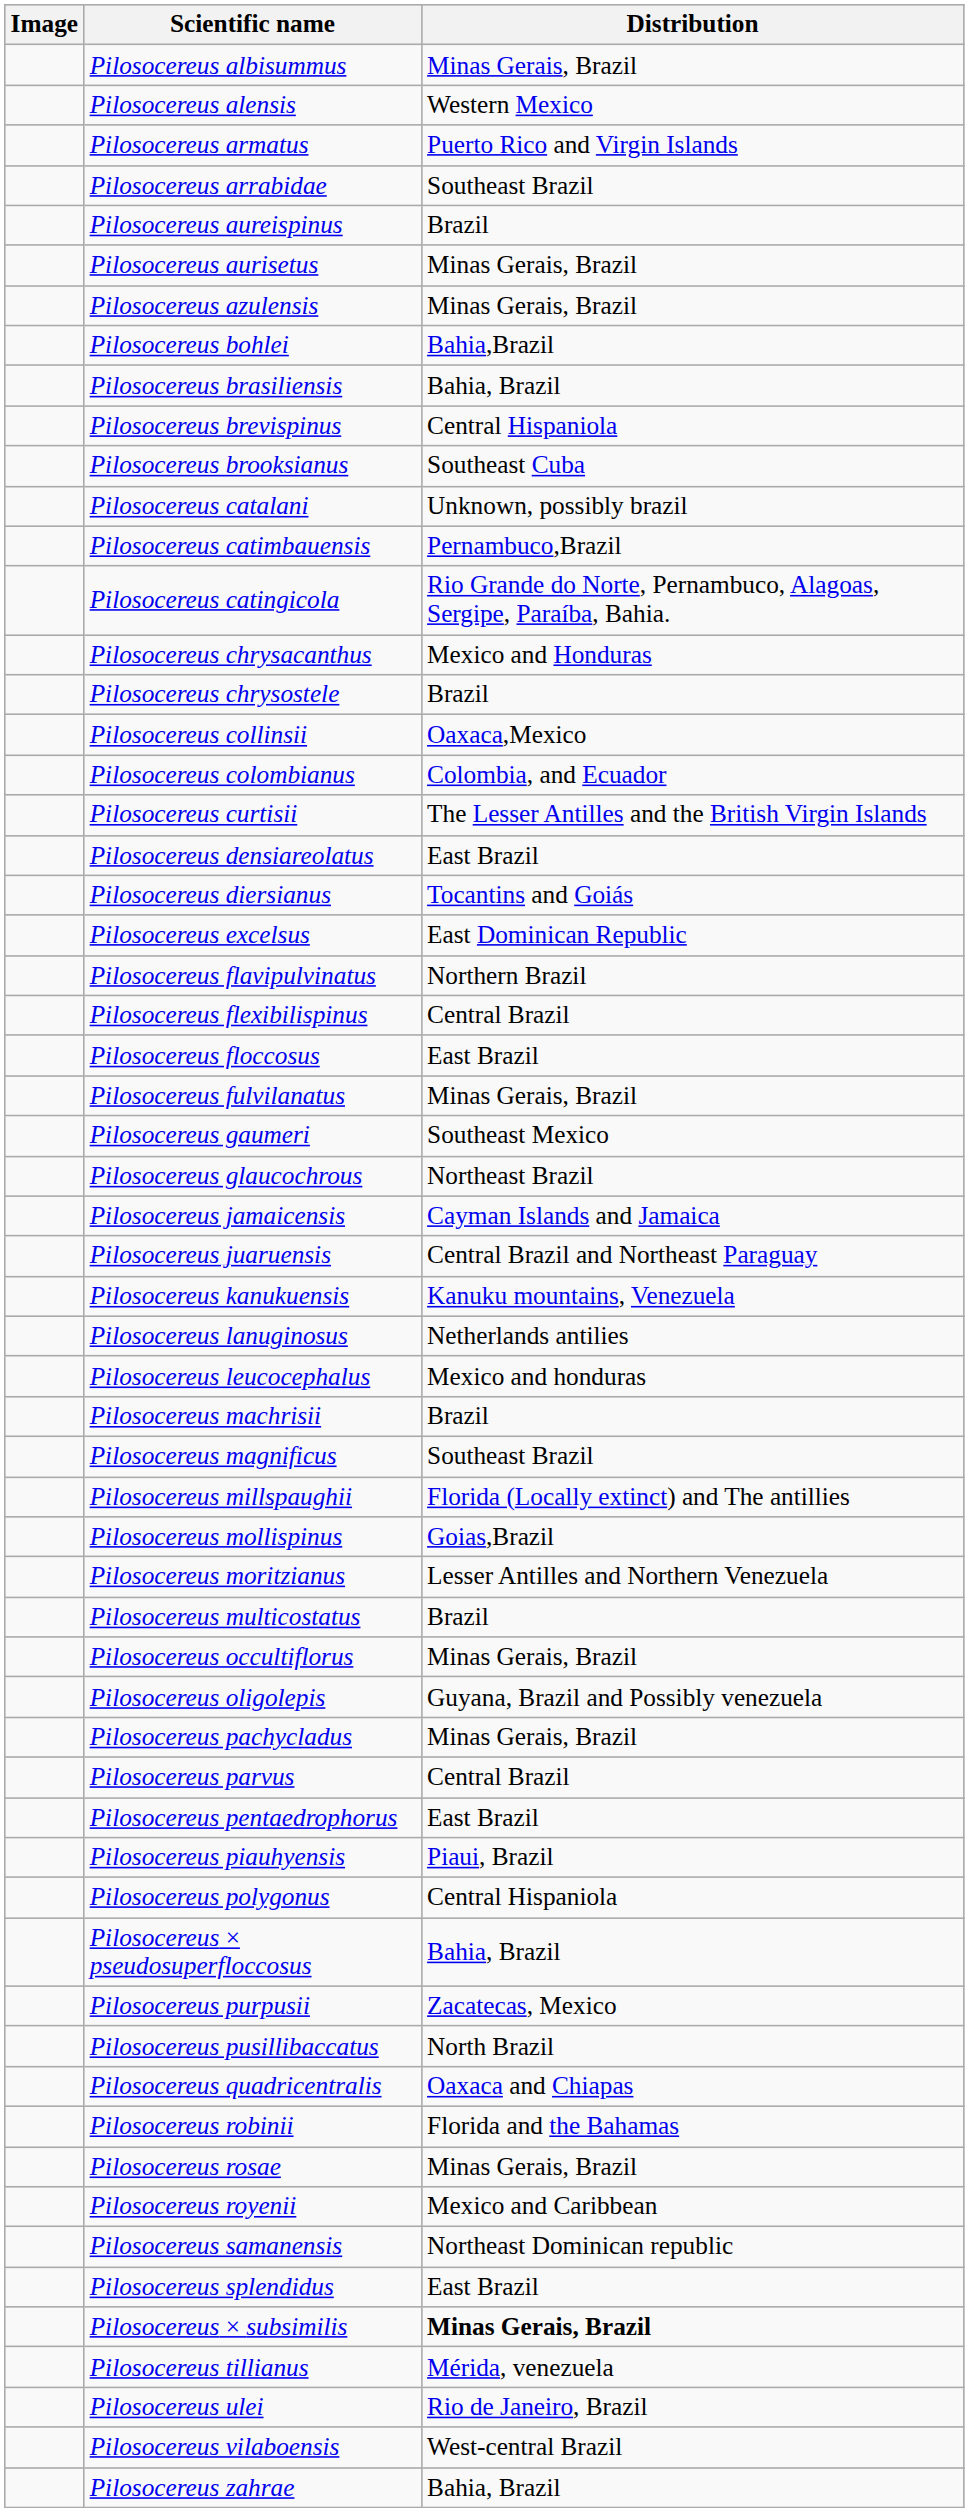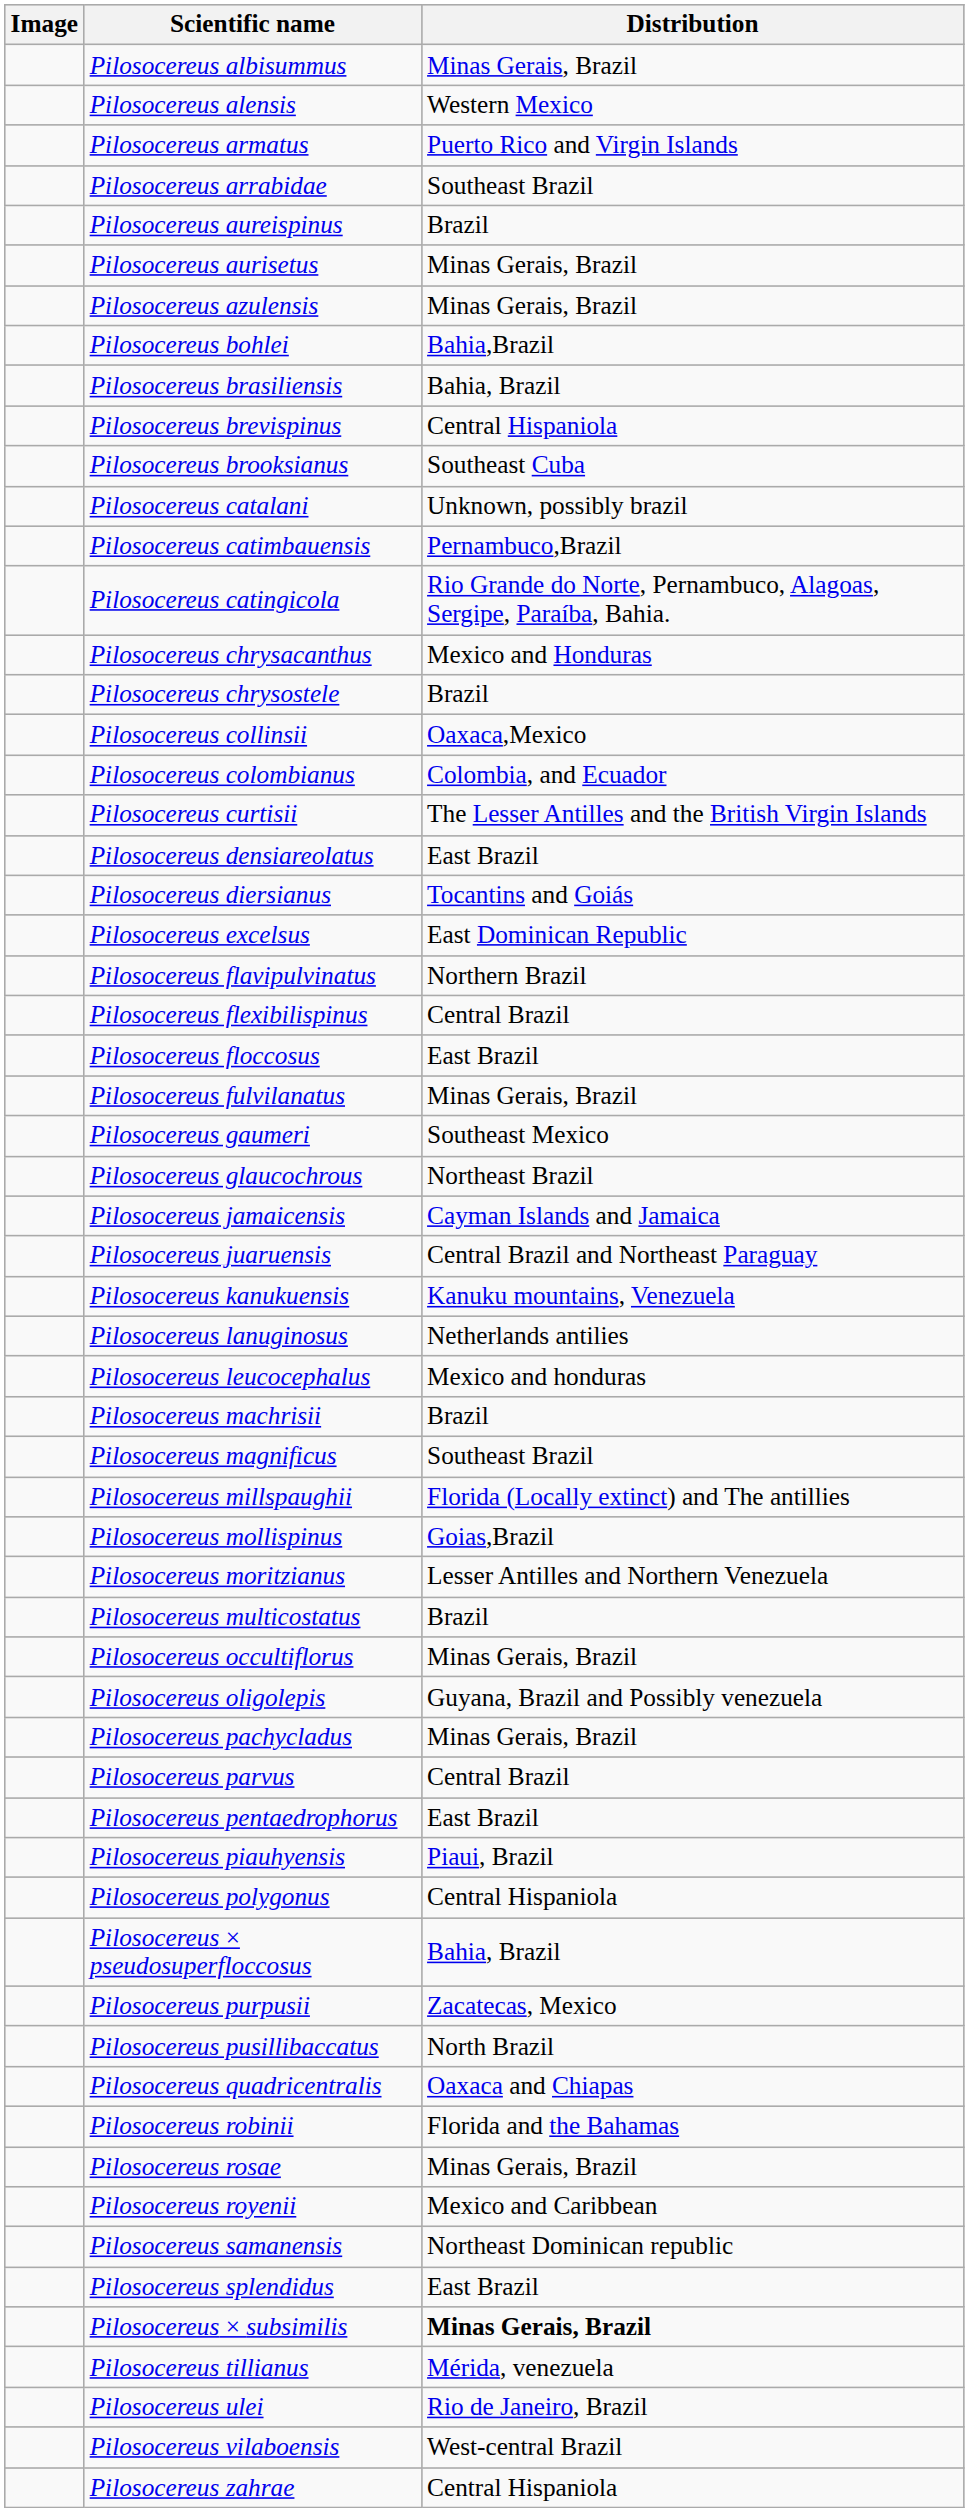(494, 2486) Bahia, Brazil -> (522, 2486) Central Hispaniola
